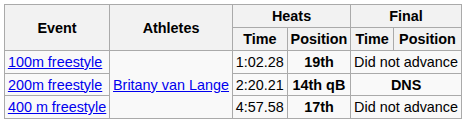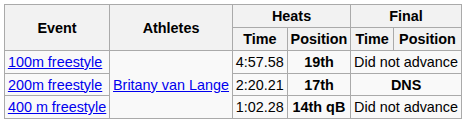(260, 62) 1:02.28 -> (260, 62) 4:57.58
(319, 85) 14th qB -> (319, 85) 17th
(260, 107) 4:57.58 -> (260, 107) 1:02.28
(319, 107) 17th -> (319, 107) 14th qB
